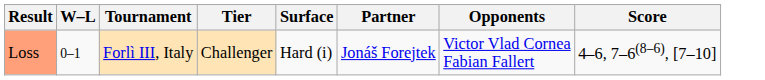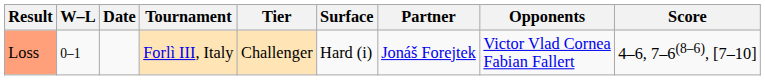+ column: (119, 17)
